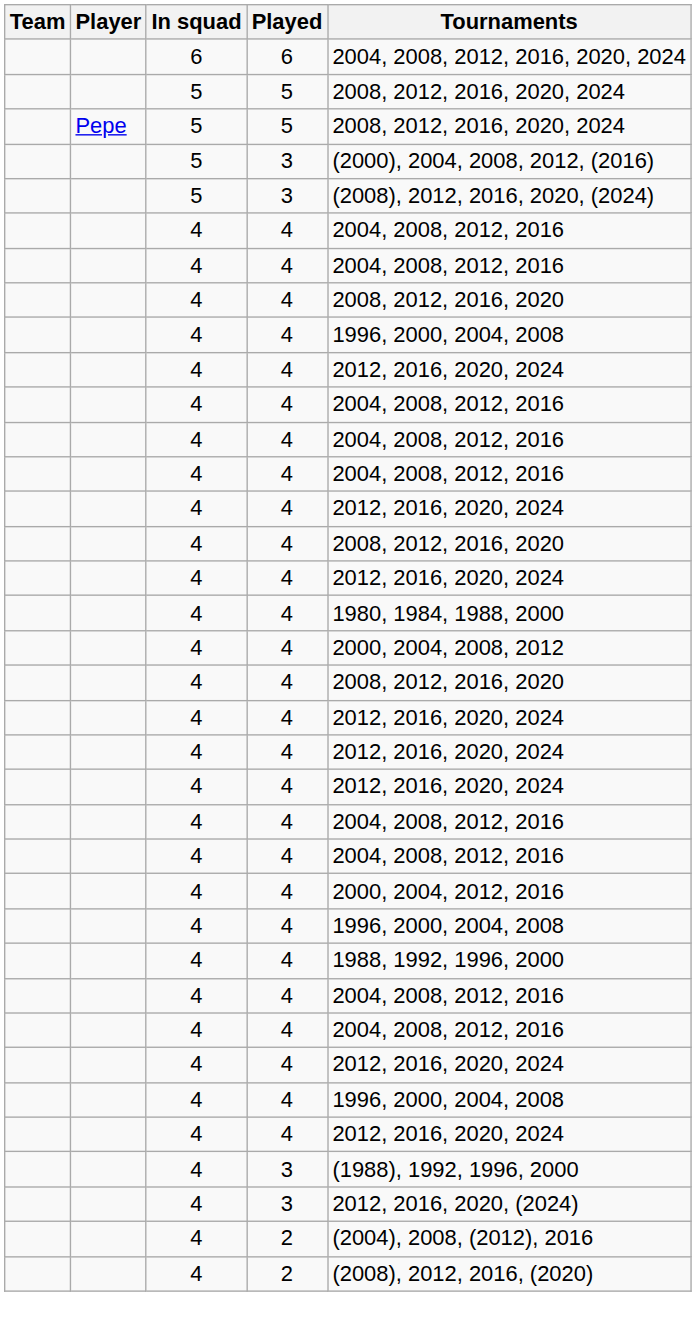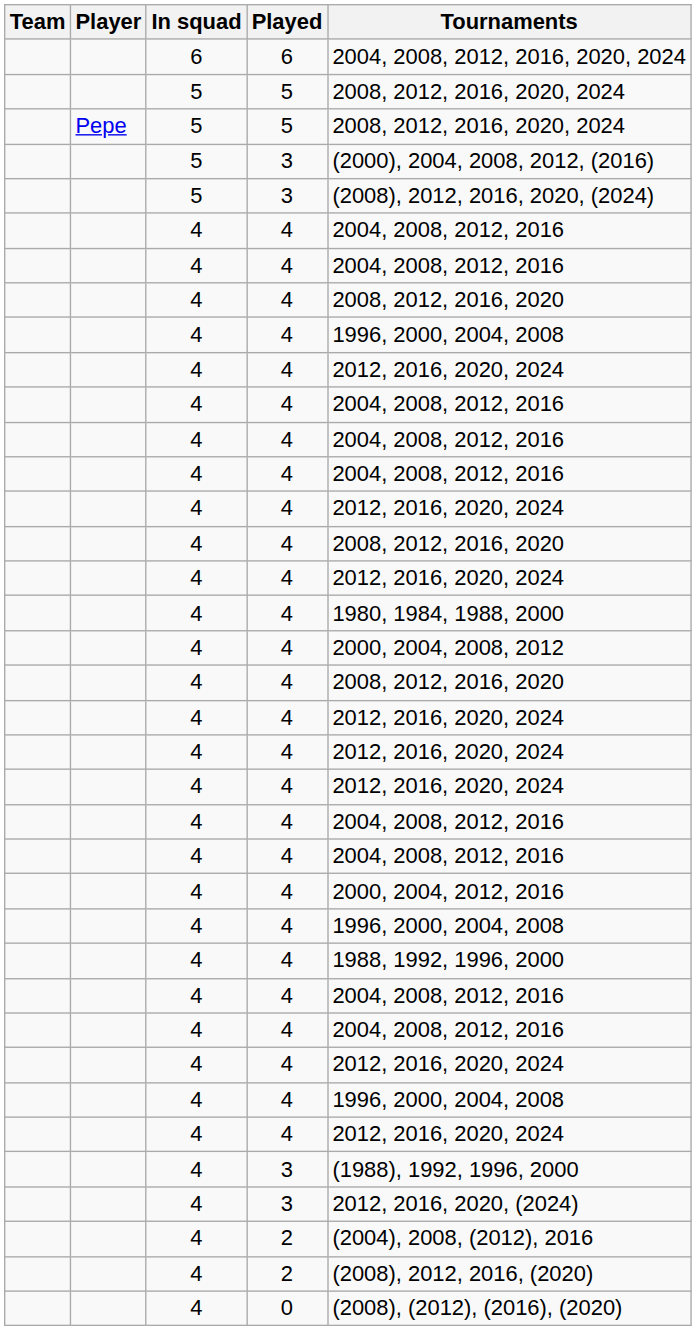+ row: (196, 1308)
